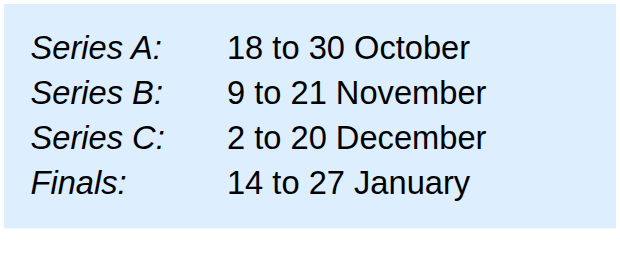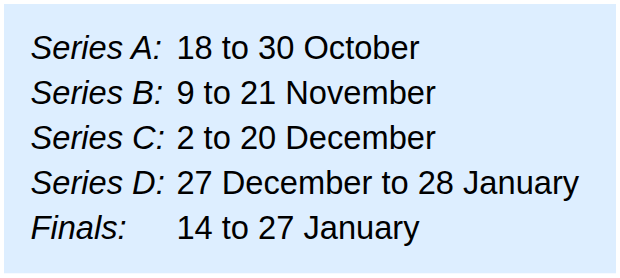+ row: (98, 182)
